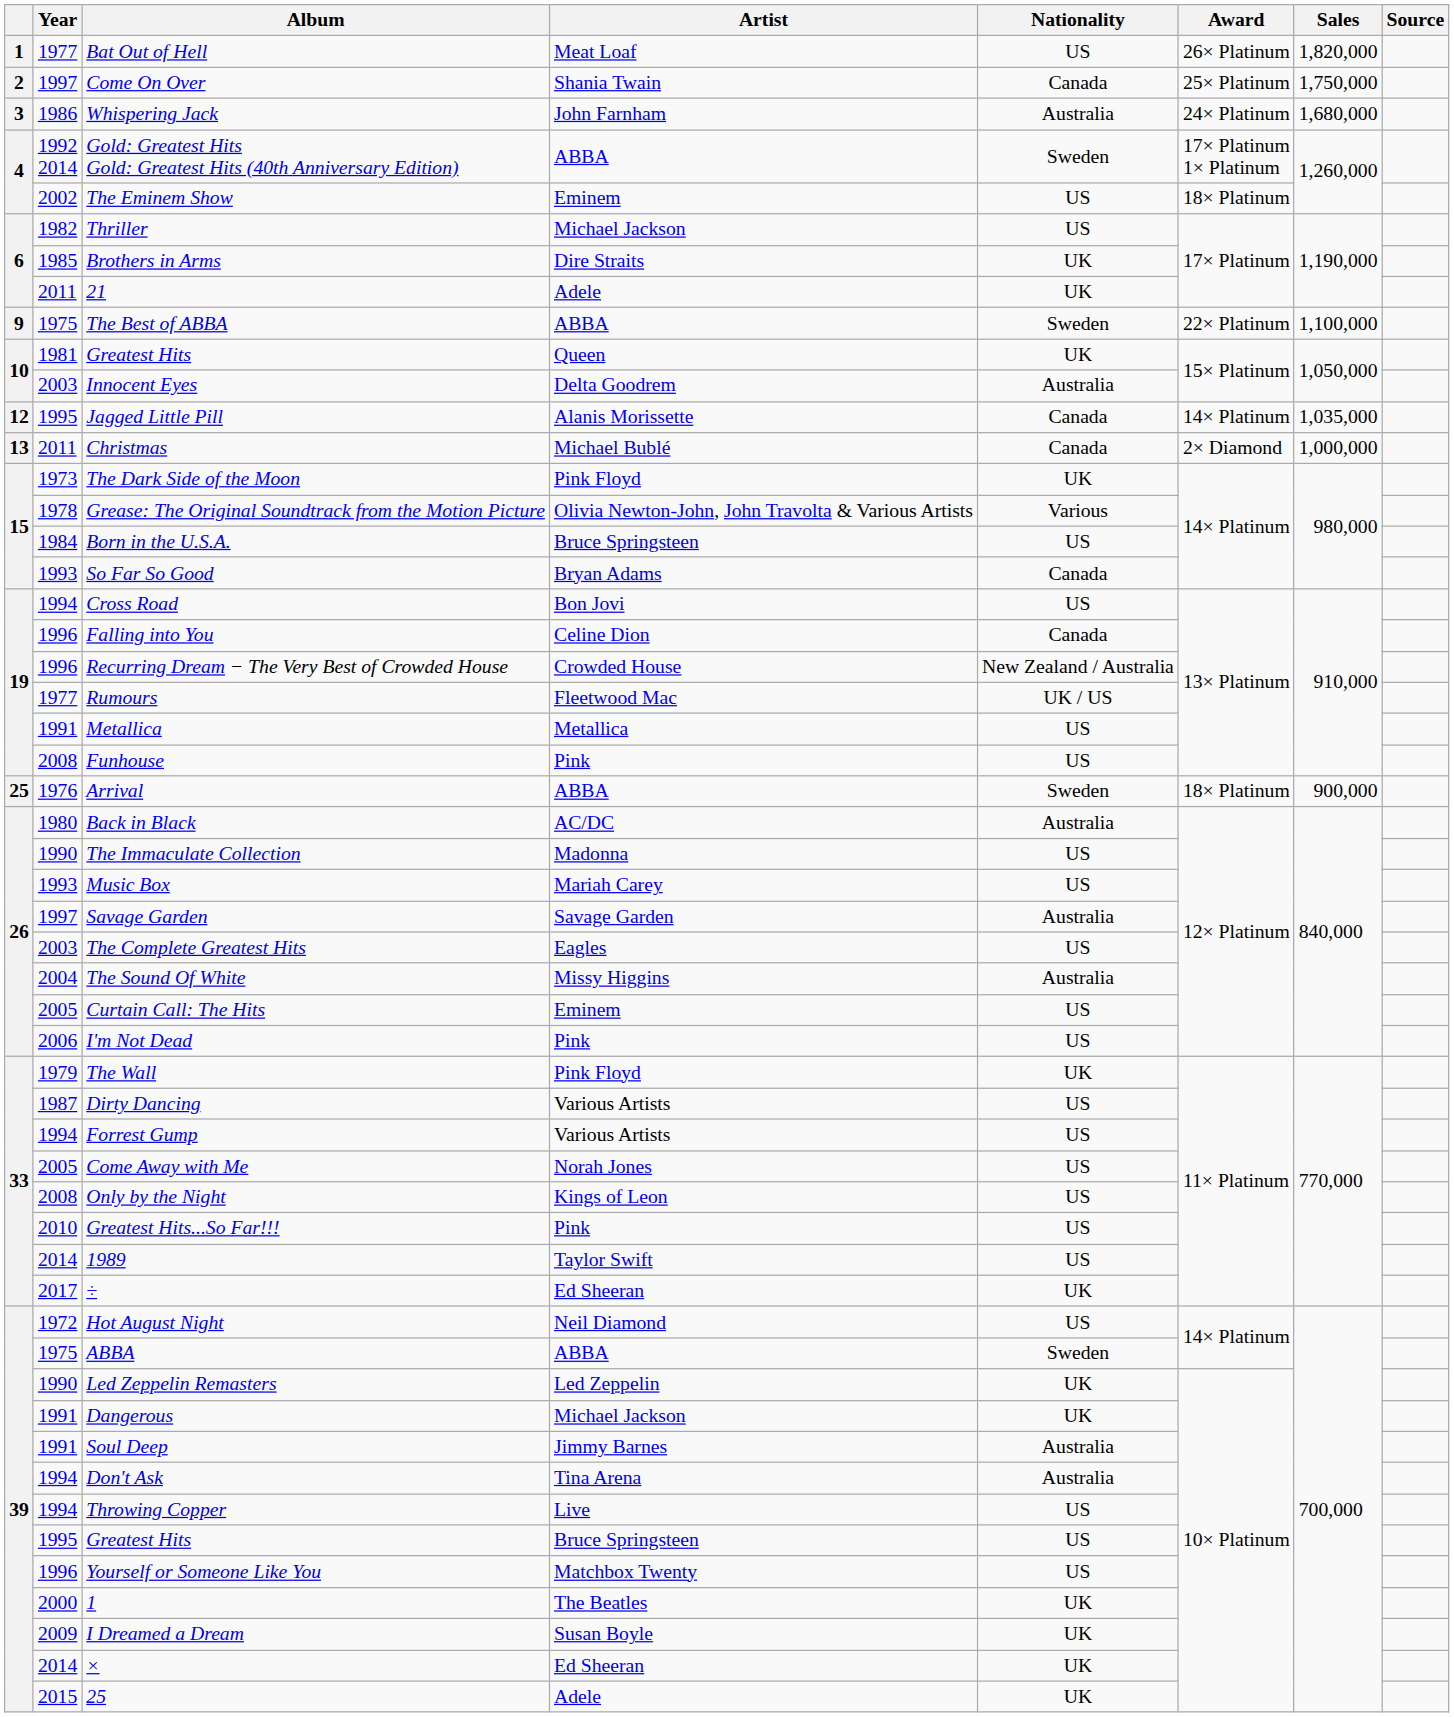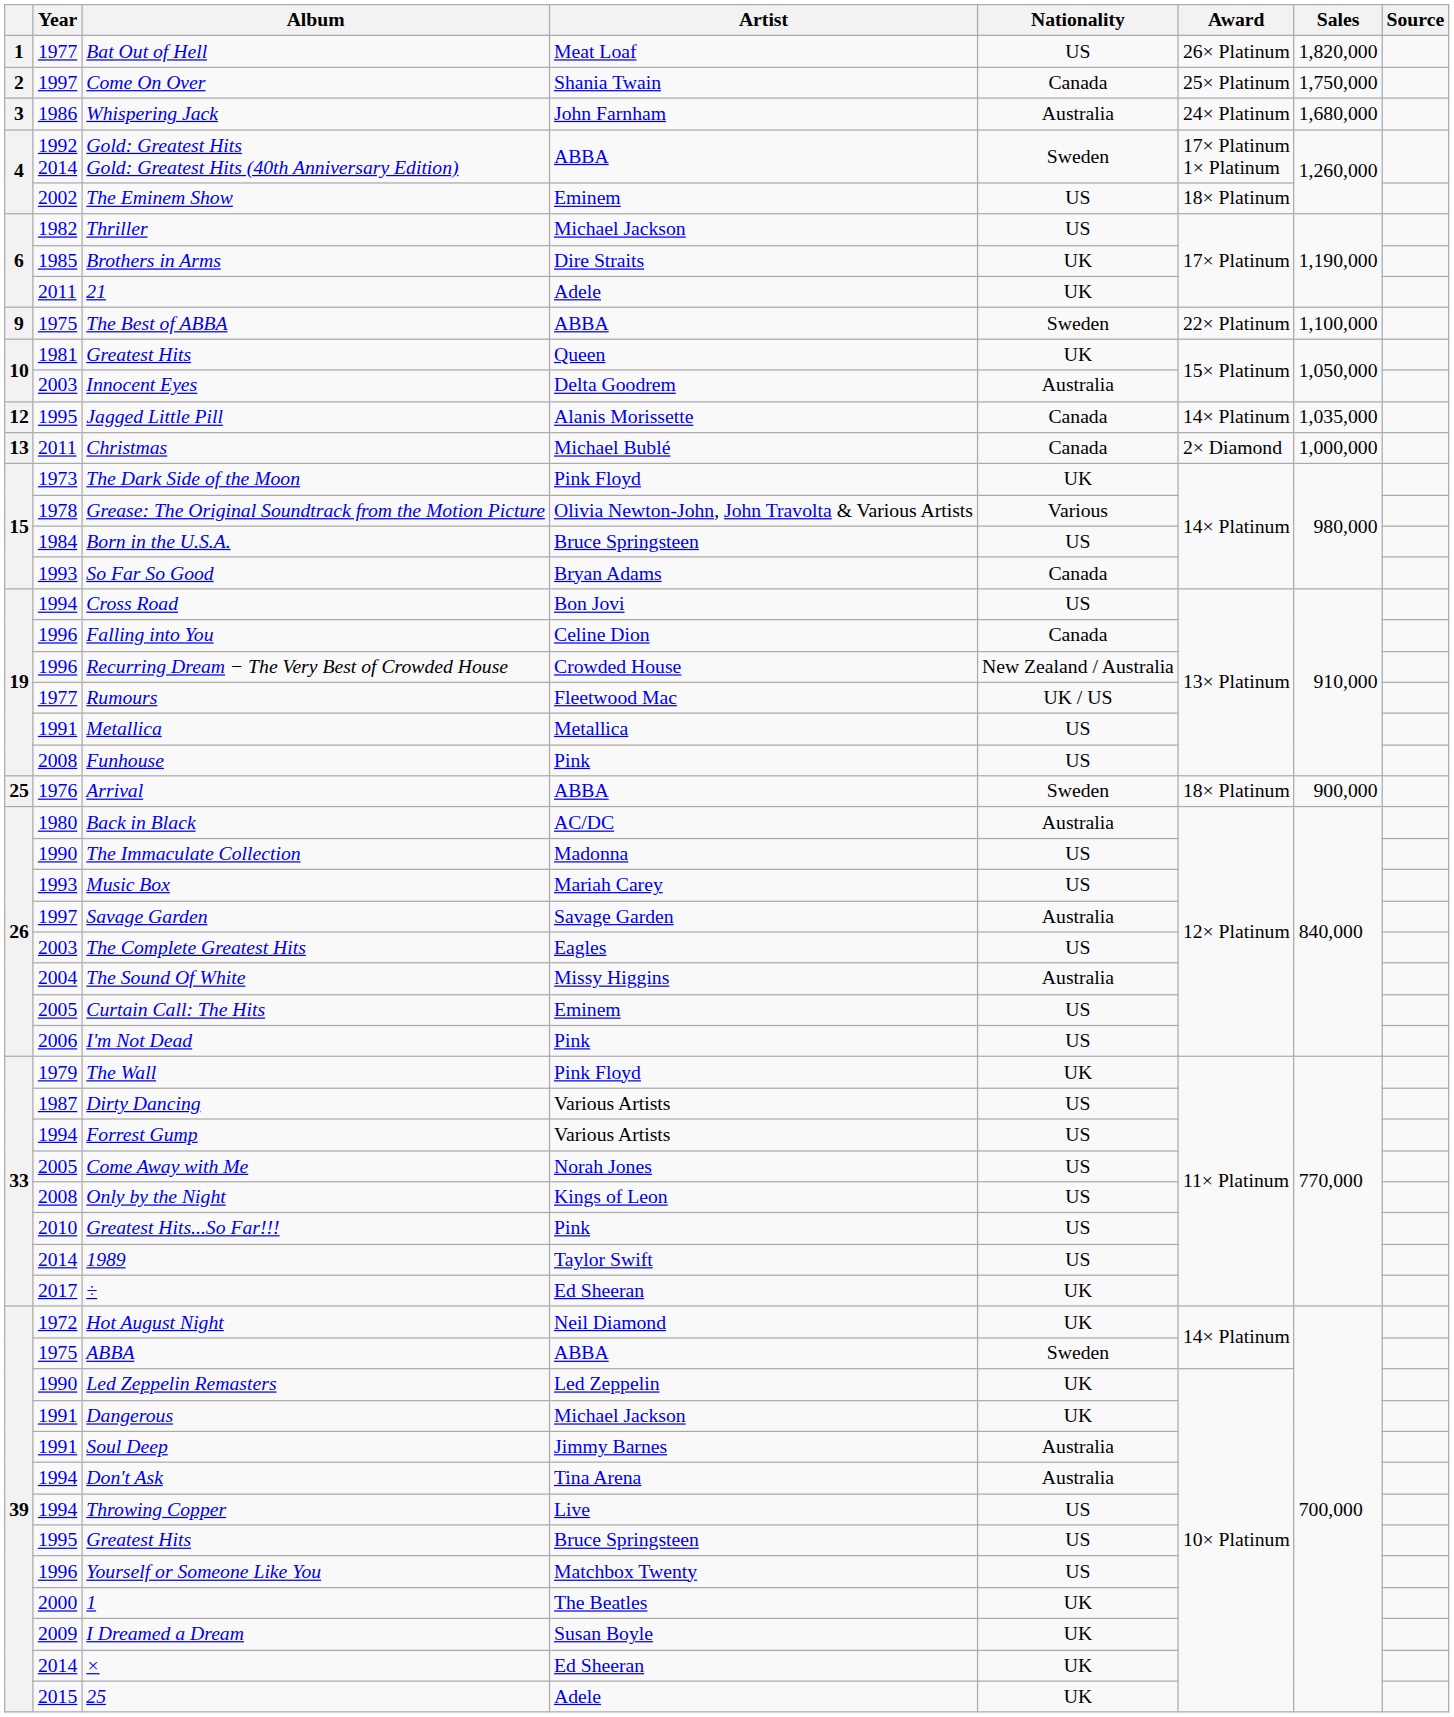(1078, 1321) US -> (1078, 1321) UK
